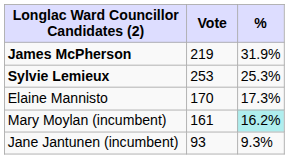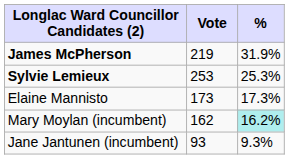(202, 98) 170 -> (202, 98) 173
(202, 120) 161 -> (202, 120) 162
